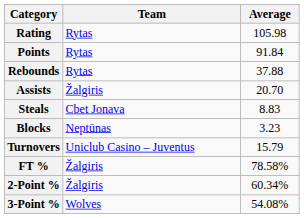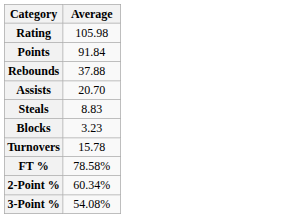- column: (152, 14)
(270, 147) 15.79 -> (92, 147) 15.78
